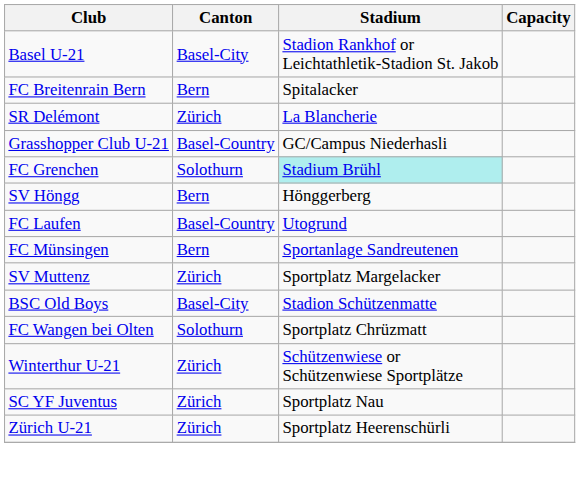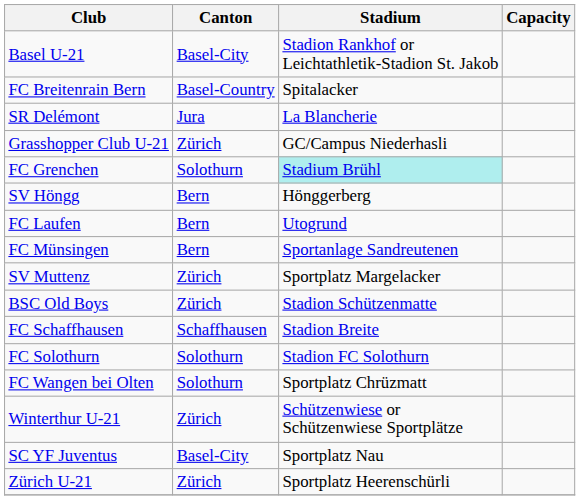(193, 90) Bern -> (226, 90) Basel-Country
(199, 116) Zürich -> (191, 116) Jura
(226, 143) Basel-Country -> (199, 143) Zürich
(226, 223) Basel-Country -> (193, 223) Bern
(213, 303) Basel-City -> (199, 303) Zürich
+ row: (66, 329)
+ row: (54, 356)
(199, 401) Zürich -> (213, 455) Basel-City
